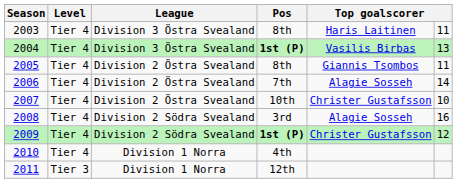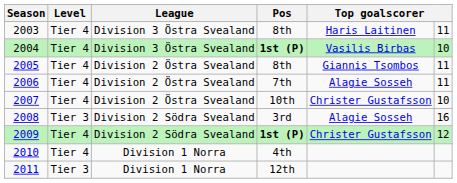(443, 48) 13 -> (443, 48) 10
(443, 83) 14 -> (443, 83) 11
(70, 117) Tier 4 -> (70, 117) Tier 3
